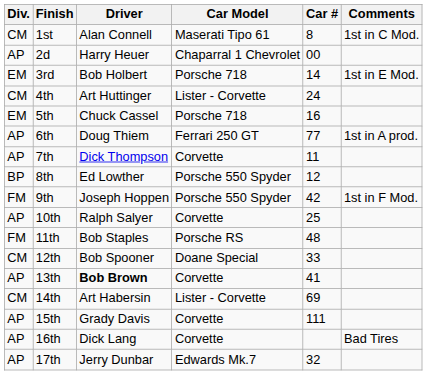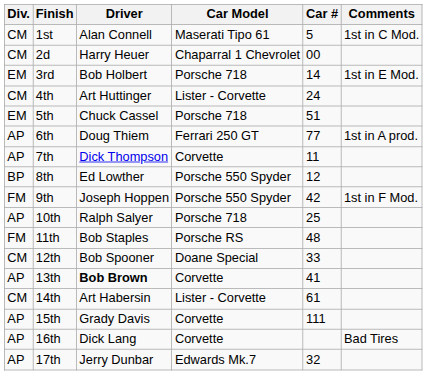(310, 34) 8 -> (310, 34) 5
(16, 55) AP -> (17, 55) CM
(313, 116) 16 -> (313, 116) 51
(199, 217) Corvette -> (211, 217) Porsche 718
(313, 298) 69 -> (313, 298) 61
